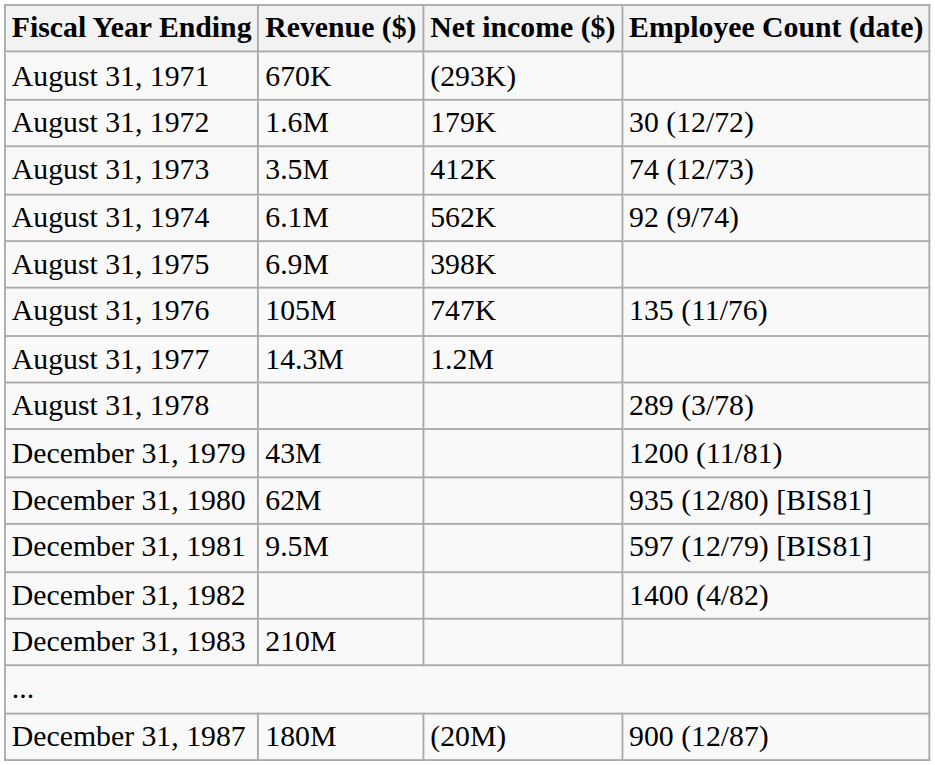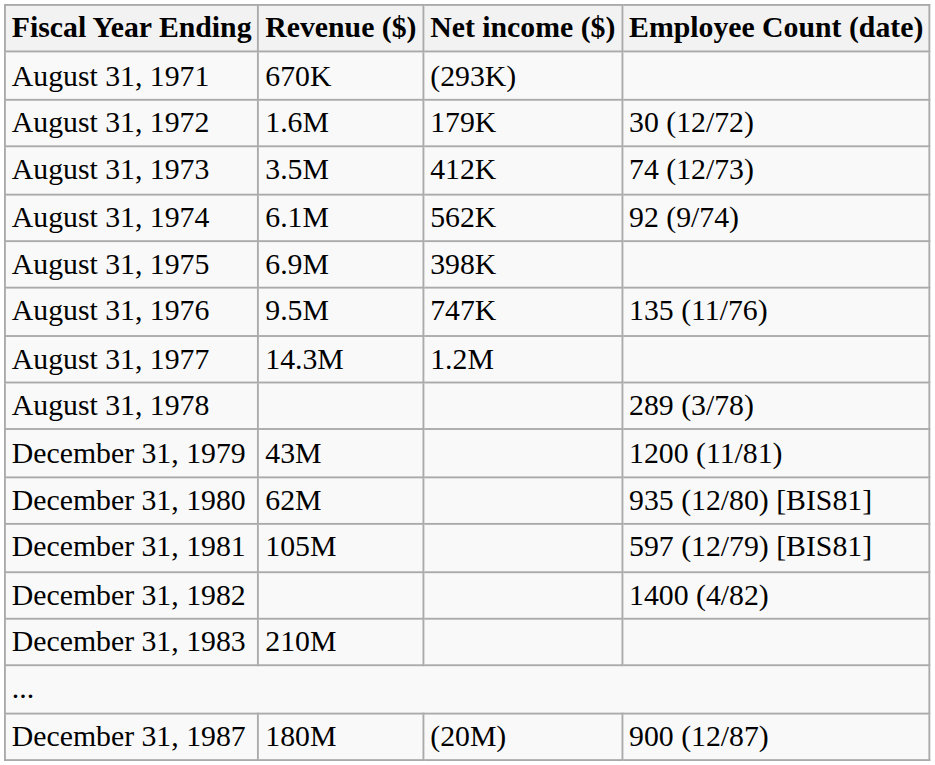(301, 311) 105M -> (297, 311) 9.5M
(297, 547) 9.5M -> (301, 547) 105M
